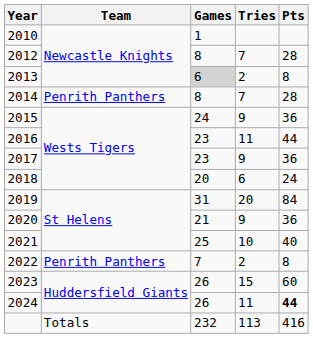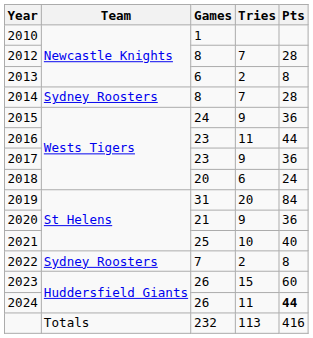(198, 76) lightgrey background -> (198, 76) no background
(105, 97) Penrith Panthers -> (101, 97) Sydney Roosters
(105, 261) Penrith Panthers -> (101, 261) Sydney Roosters
